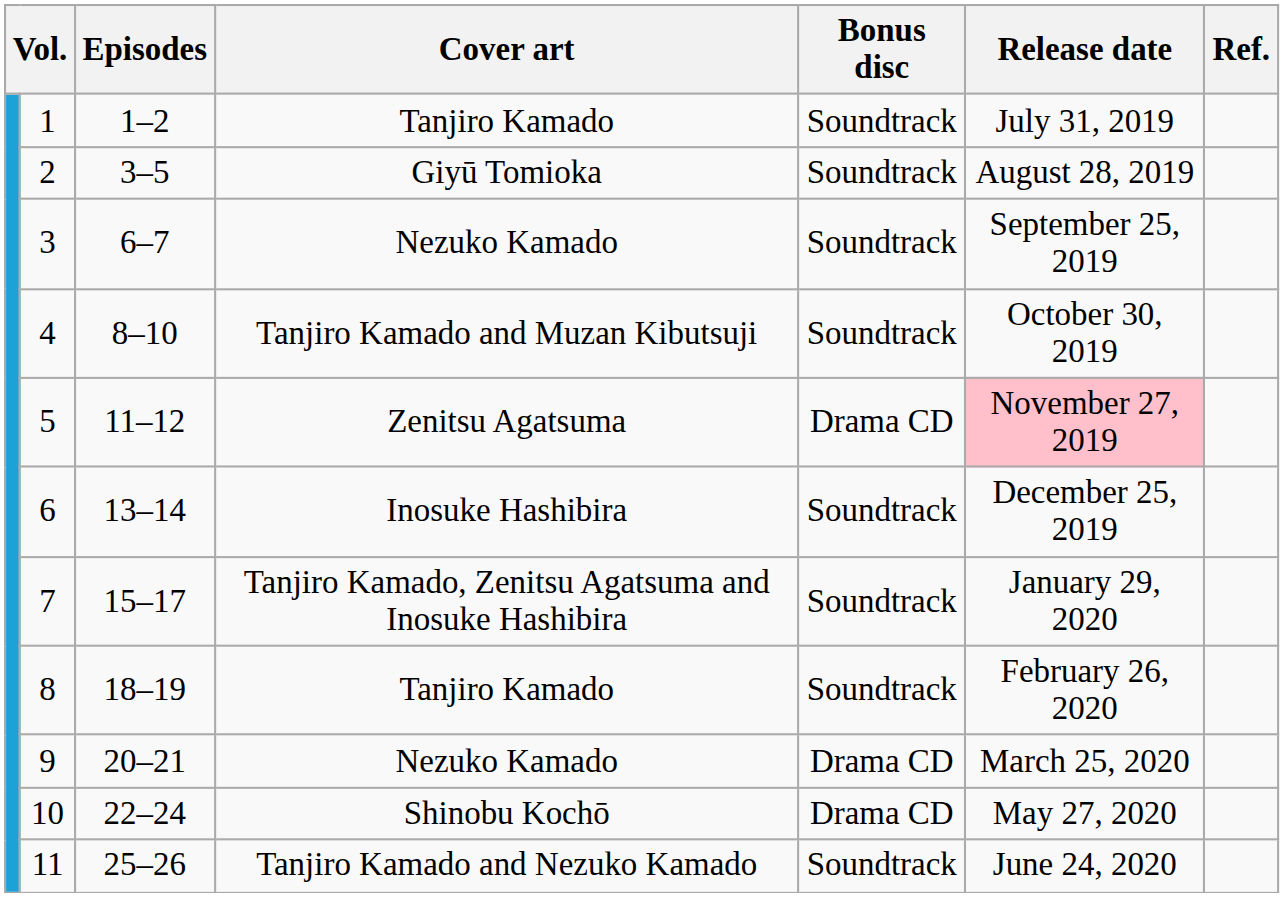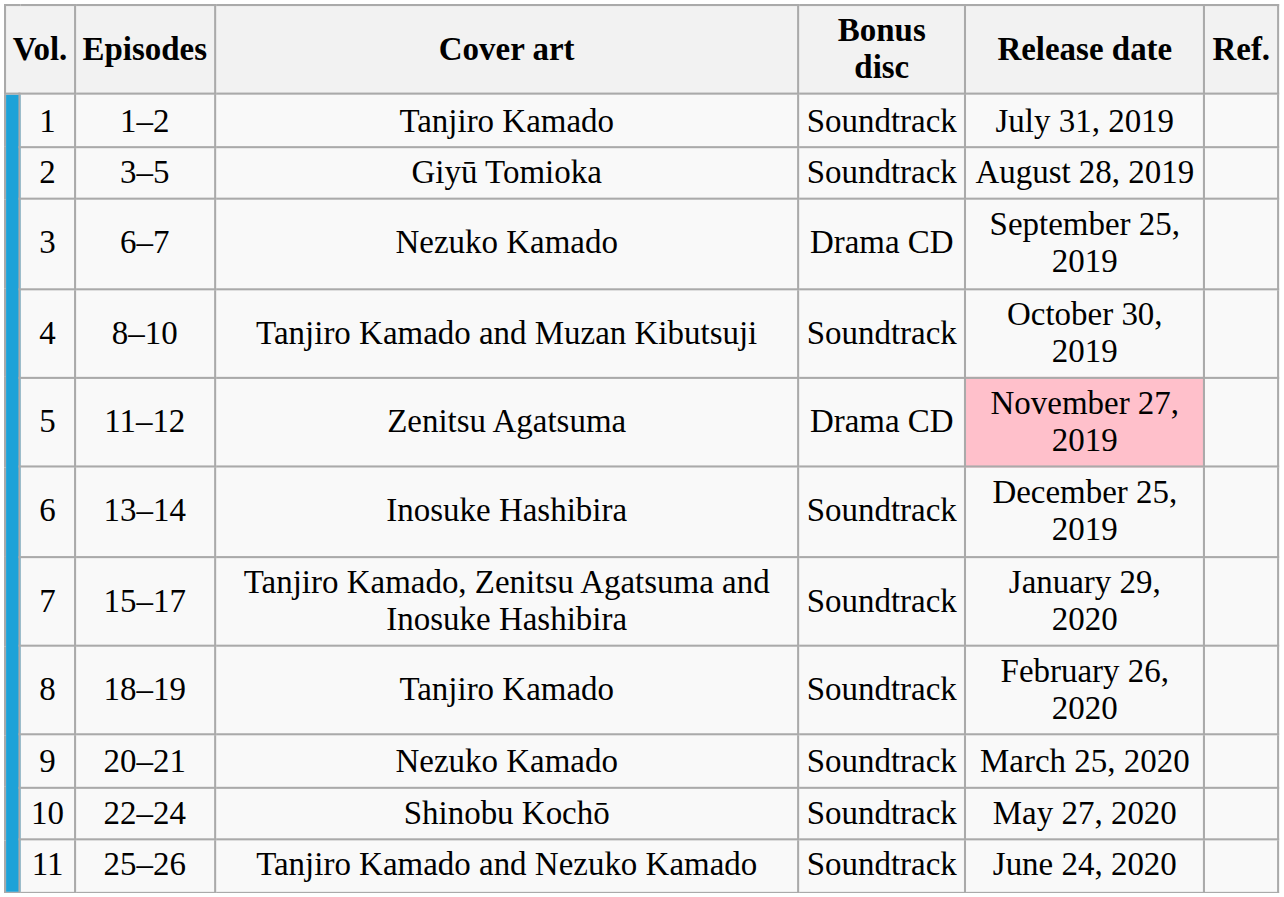(882, 243) Soundtrack -> (882, 243) Drama CD
(882, 760) Drama CD -> (882, 760) Soundtrack
(882, 812) Drama CD -> (882, 812) Soundtrack
